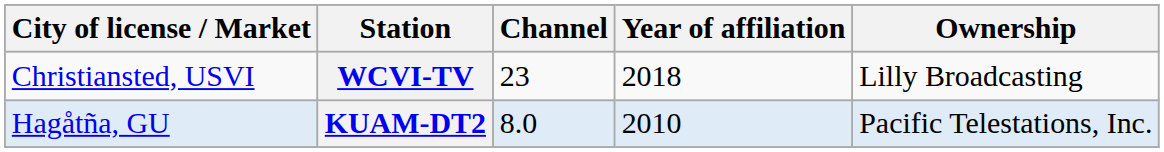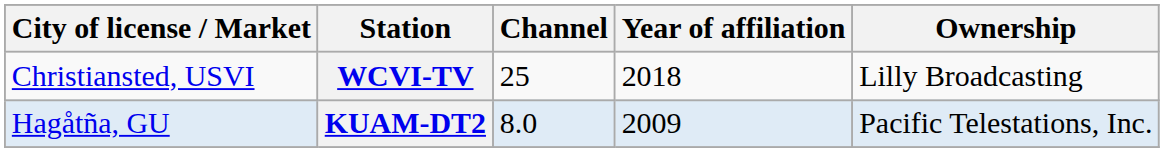(515, 75) 23 -> (515, 75) 25
(652, 123) 2010 -> (652, 123) 2009
